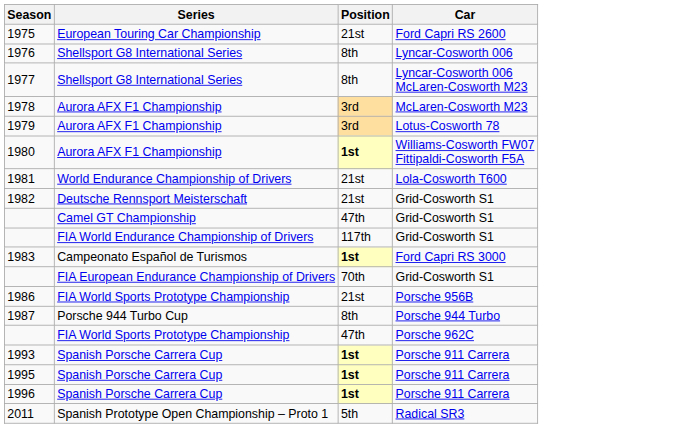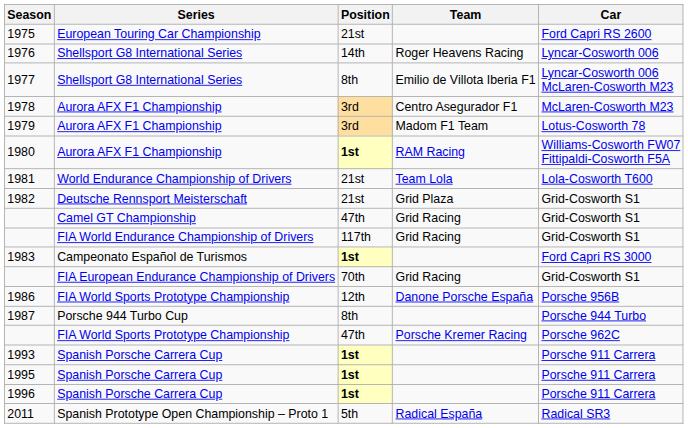+ column: (466, 15)
(350, 54) 8th -> (353, 54) 14th
(353, 296) 21st -> (353, 296) 12th
